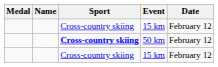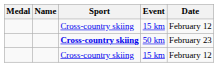(190, 41) February 12 -> (190, 41) February 23
